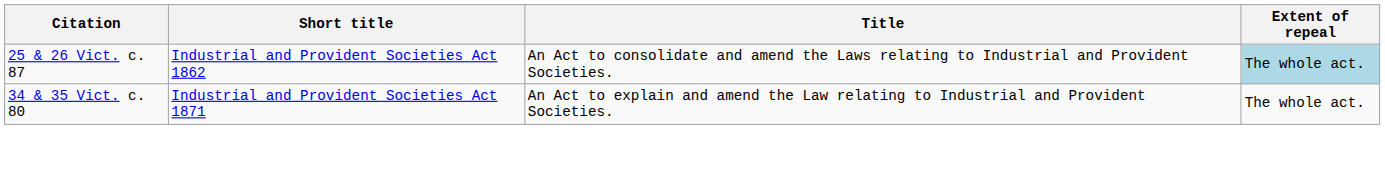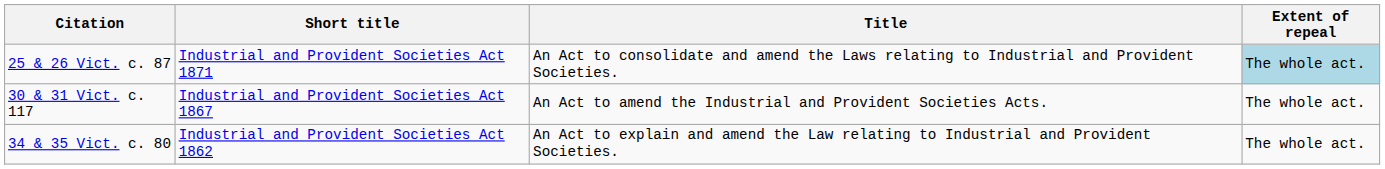(334, 64) Industrial and Provident Societies Act 1862 -> (342, 64) Industrial and Provident Societies Act 1871
+ row: (77, 104)
(334, 104) Industrial and Provident Societies Act 1871 -> (342, 144) Industrial and Provident Societies Act 1862
